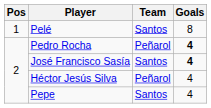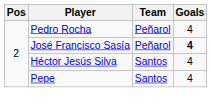- row: (41, 29)
(190, 45) bold -> (190, 29) normal
(151, 62) Santos -> (153, 45) Peñarol
(153, 78) Peñarol -> (151, 62) Santos
